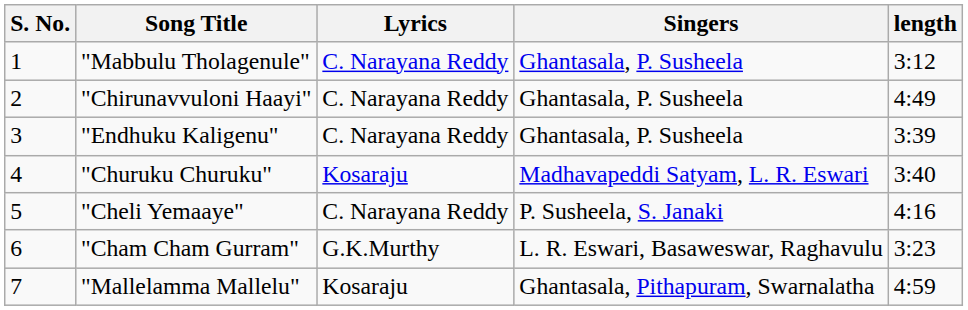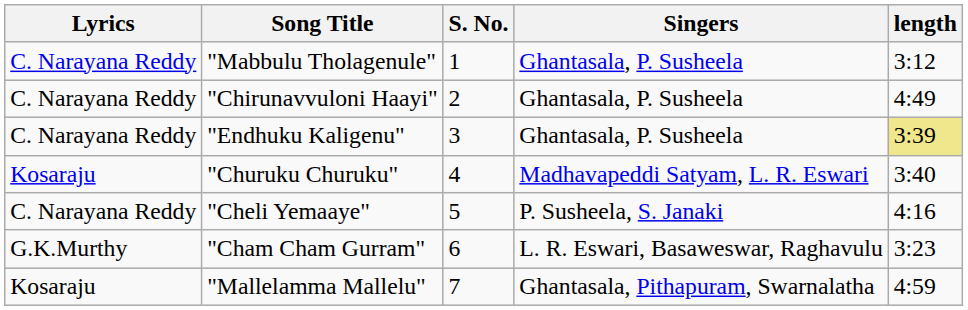columns swapped: (40, 23) <-> (415, 23)
(915, 135) no background -> (915, 135) khaki background
